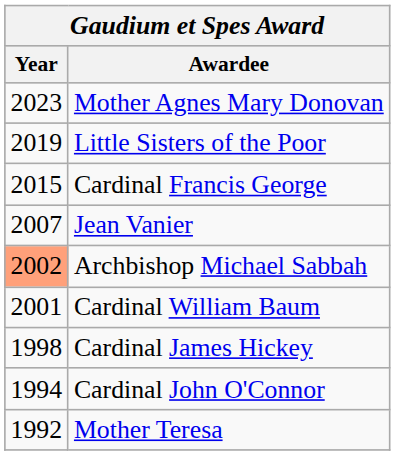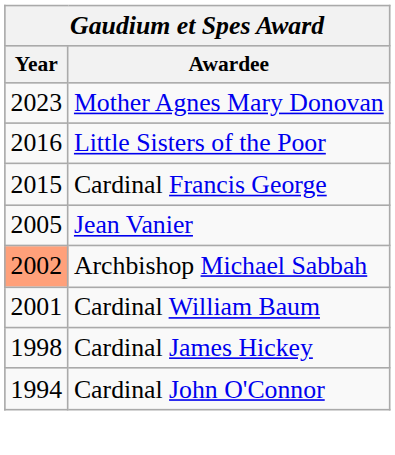(36, 143) 2019 -> (36, 143) 2016
(36, 225) 2007 -> (36, 225) 2005
- row: (148, 429)
